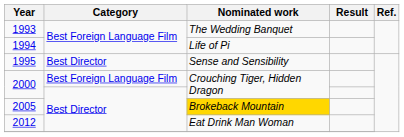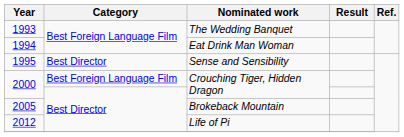(209, 45) Life of Pi -> (241, 45) Eat Drink Man Woman
(237, 106) gold background -> (237, 106) no background
(241, 123) Eat Drink Man Woman -> (209, 123) Life of Pi
